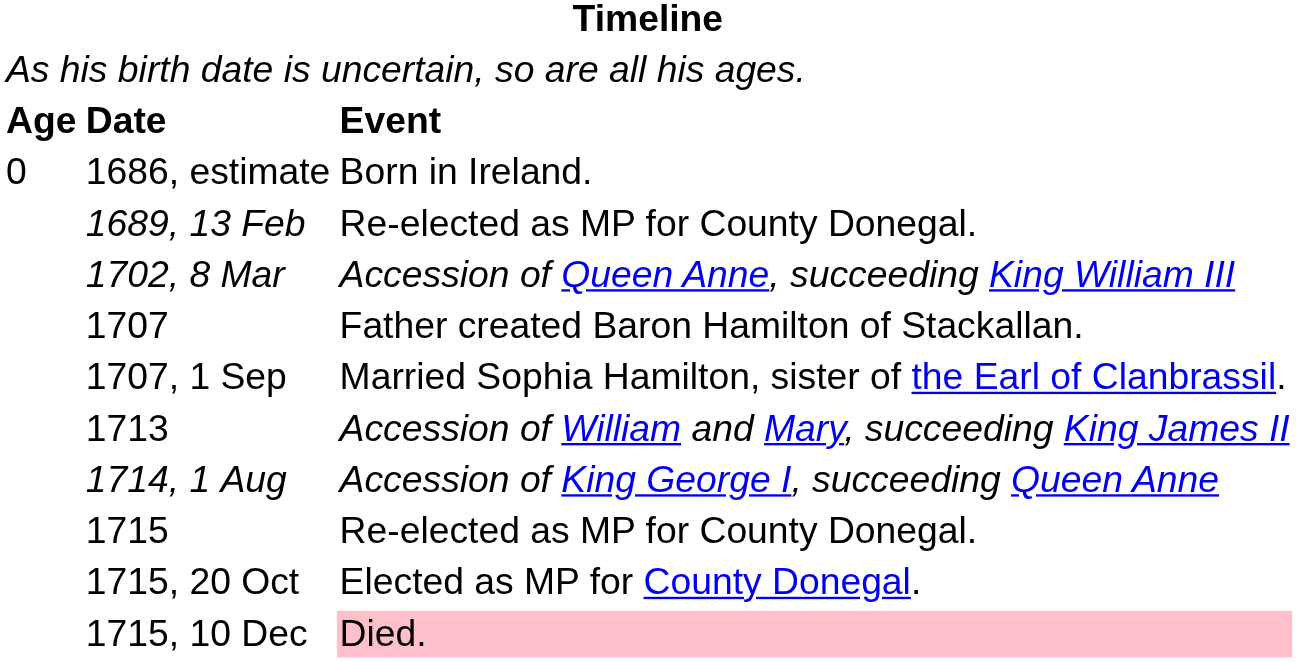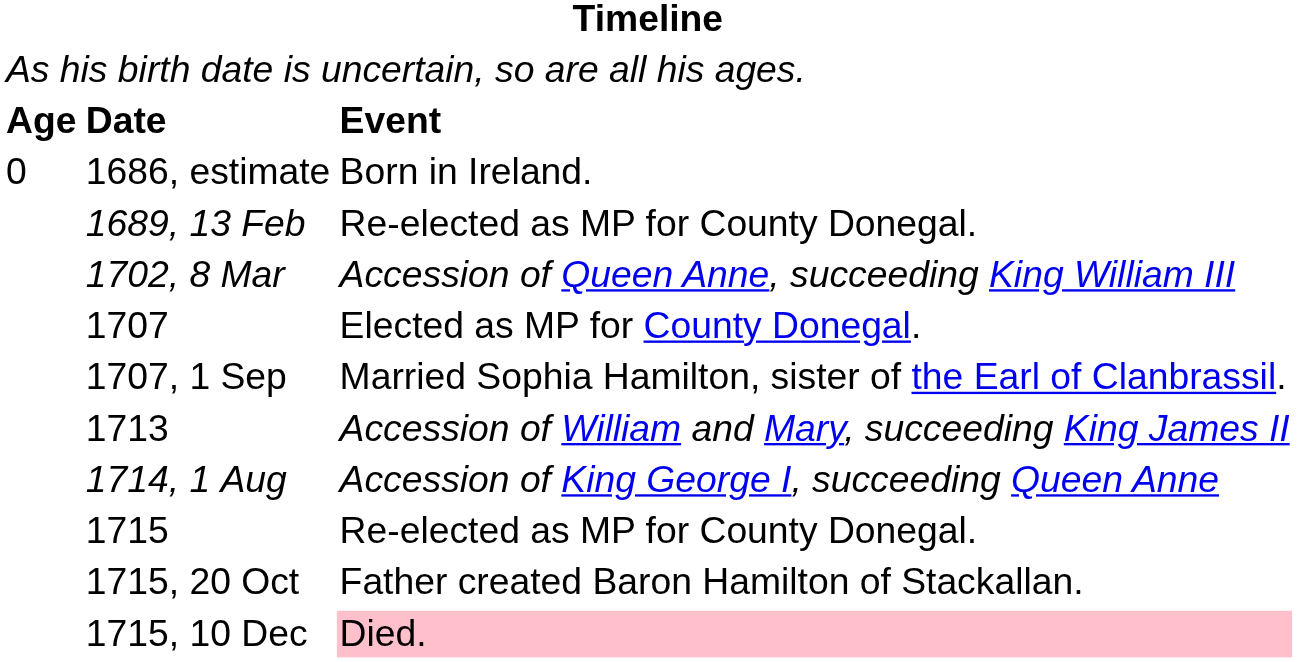(712, 325) Father created Baron Hamilton of Stackallan. -> (630, 325) Elected as MP for County Donegal.
(630, 582) Elected as MP for County Donegal. -> (712, 582) Father created Baron Hamilton of Stackallan.
